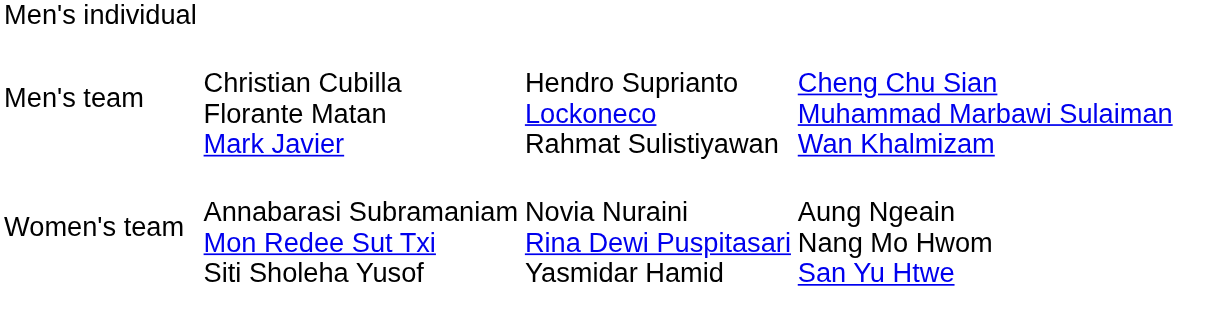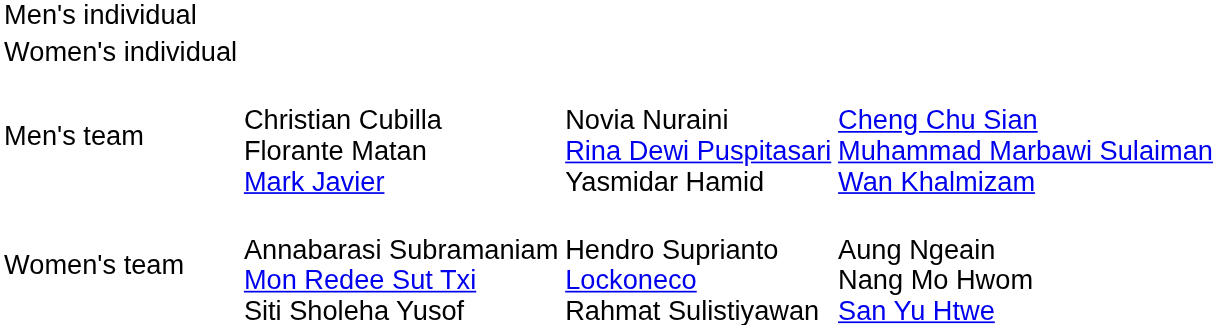+ row: (121, 52)
(652, 113) Hendro Suprianto Lockoneco Rahmat Sulistiyawan -> (698, 151) Novia Nuraini Rina Dewi Puspitasari Yasmidar Hamid
(658, 242) Novia Nuraini Rina Dewi Puspitasari Yasmidar Hamid -> (692, 280) Hendro Suprianto Lockoneco Rahmat Sulistiyawan
